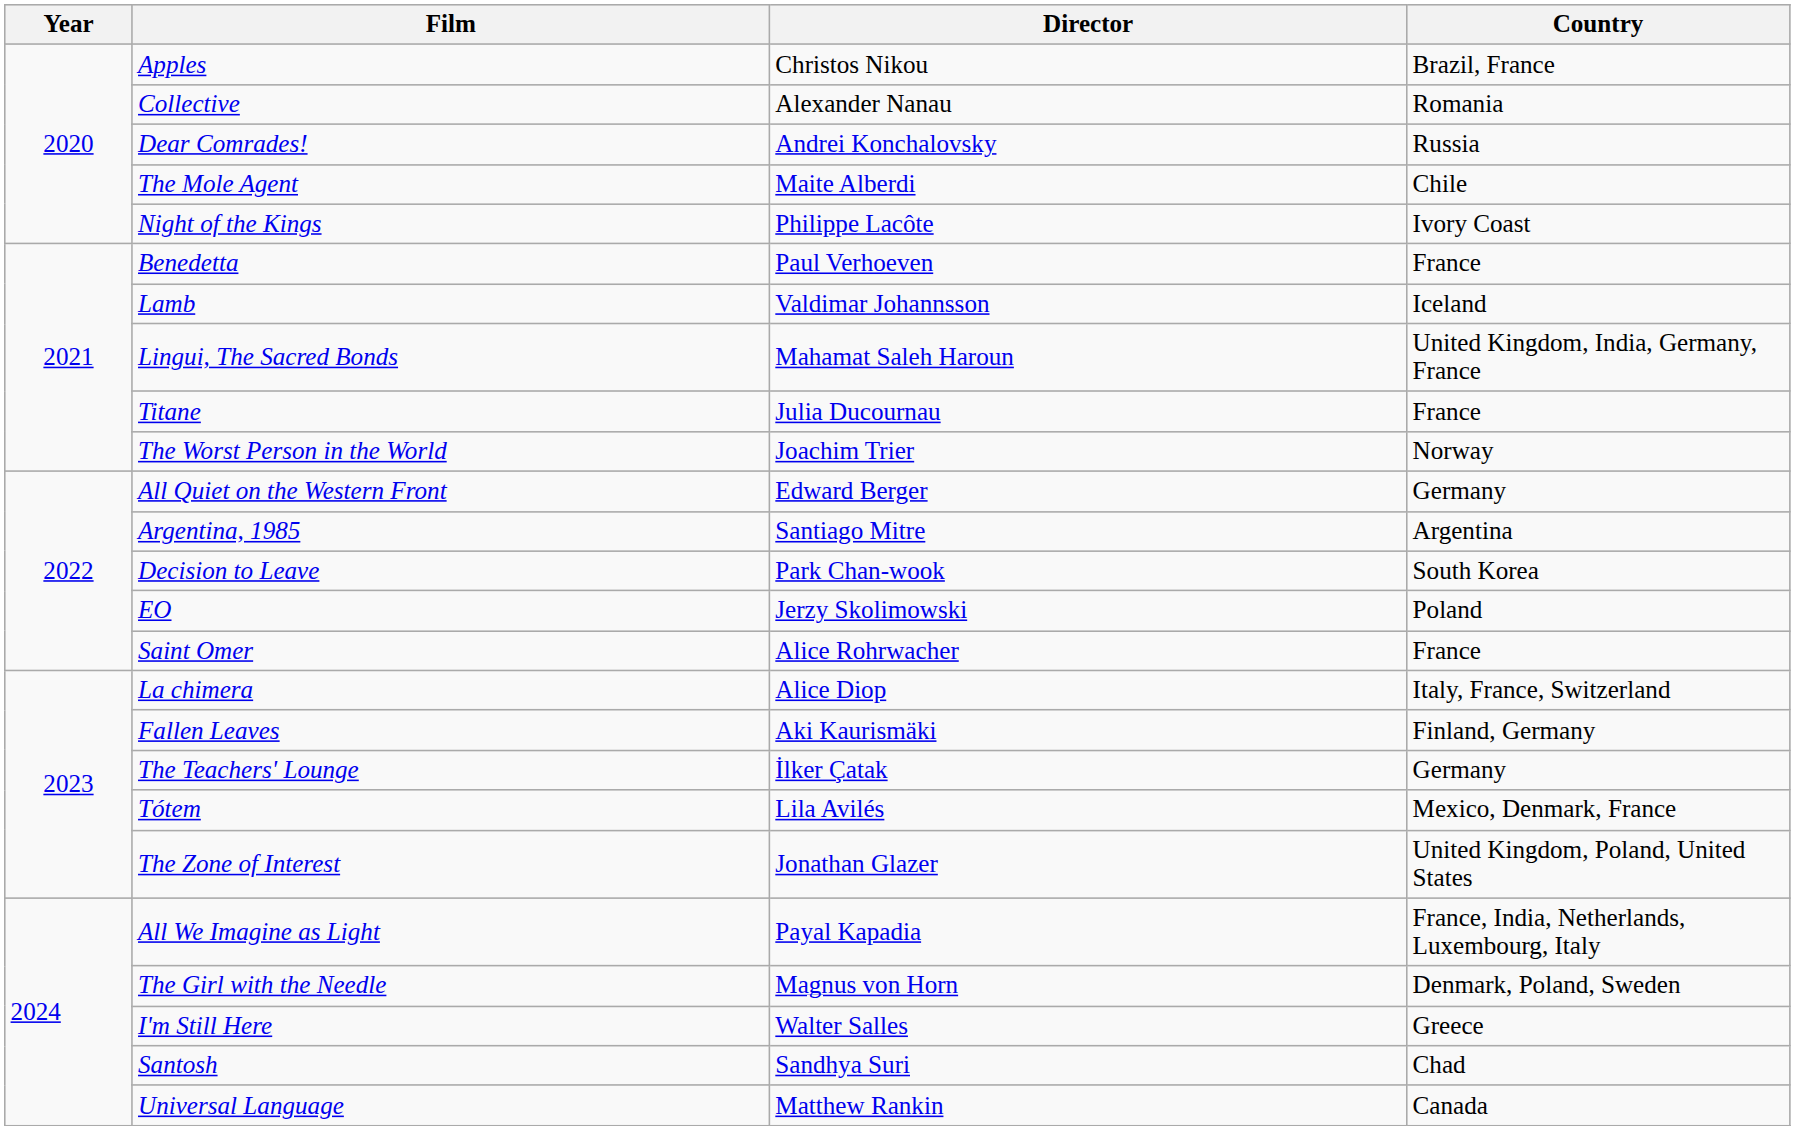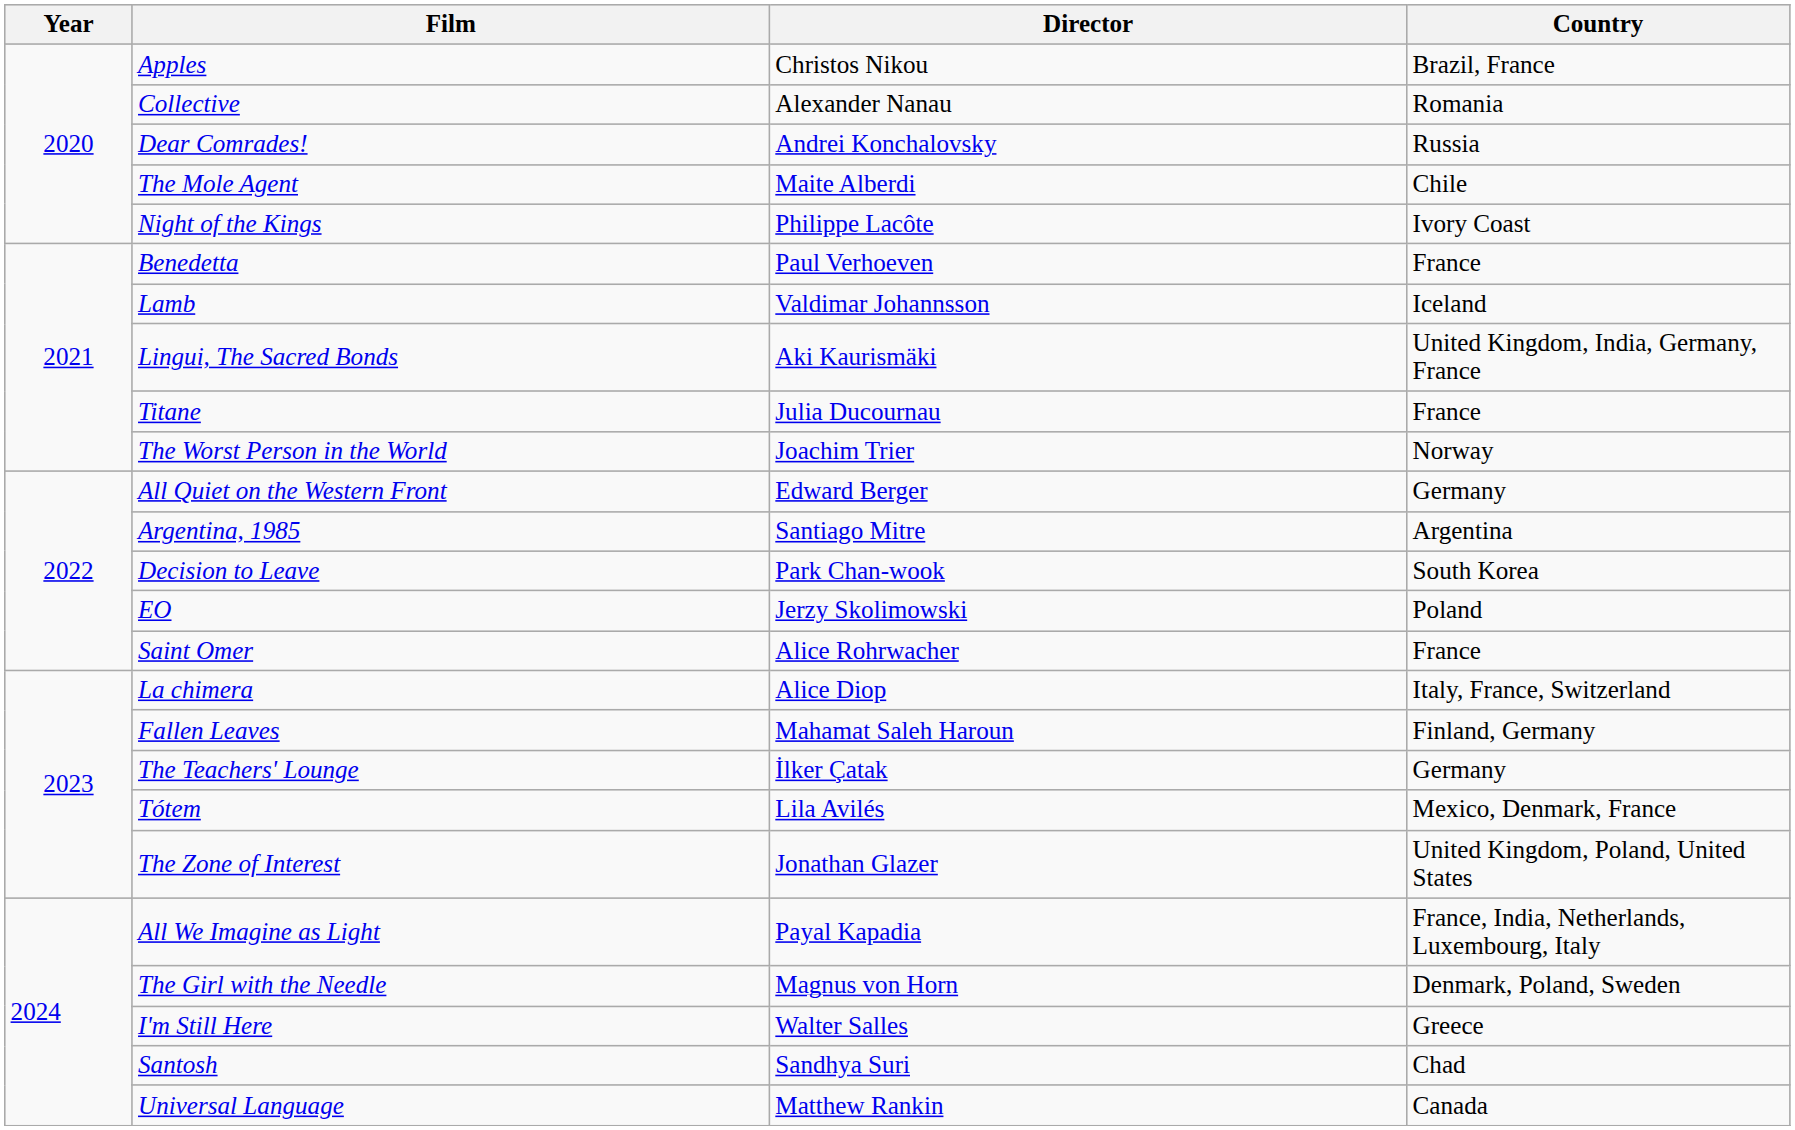(895, 357) Mahamat Saleh Haroun -> (856, 357) Aki Kaurismäki
(856, 729) Aki Kaurismäki -> (895, 729) Mahamat Saleh Haroun
